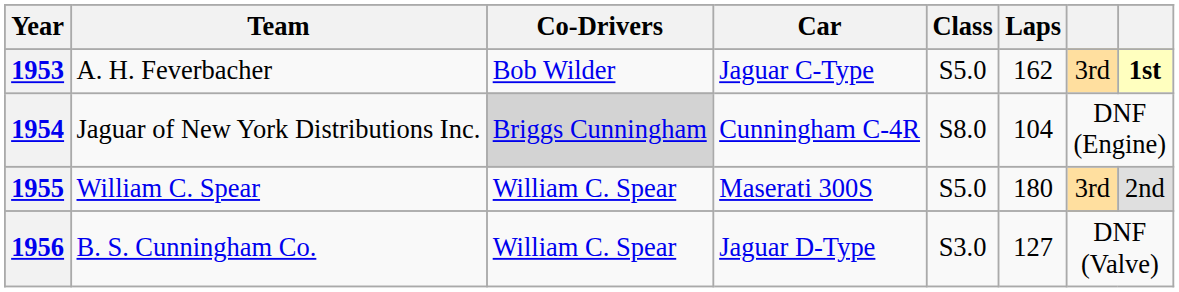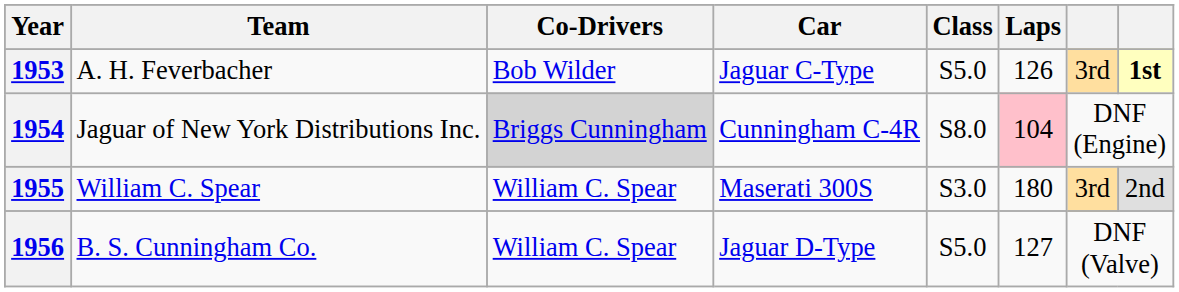(1033, 70) 162 -> (1033, 70) 126
(1033, 129) no background -> (1033, 129) pink background
(963, 189) S5.0 -> (963, 189) S3.0
(963, 248) S3.0 -> (963, 248) S5.0
